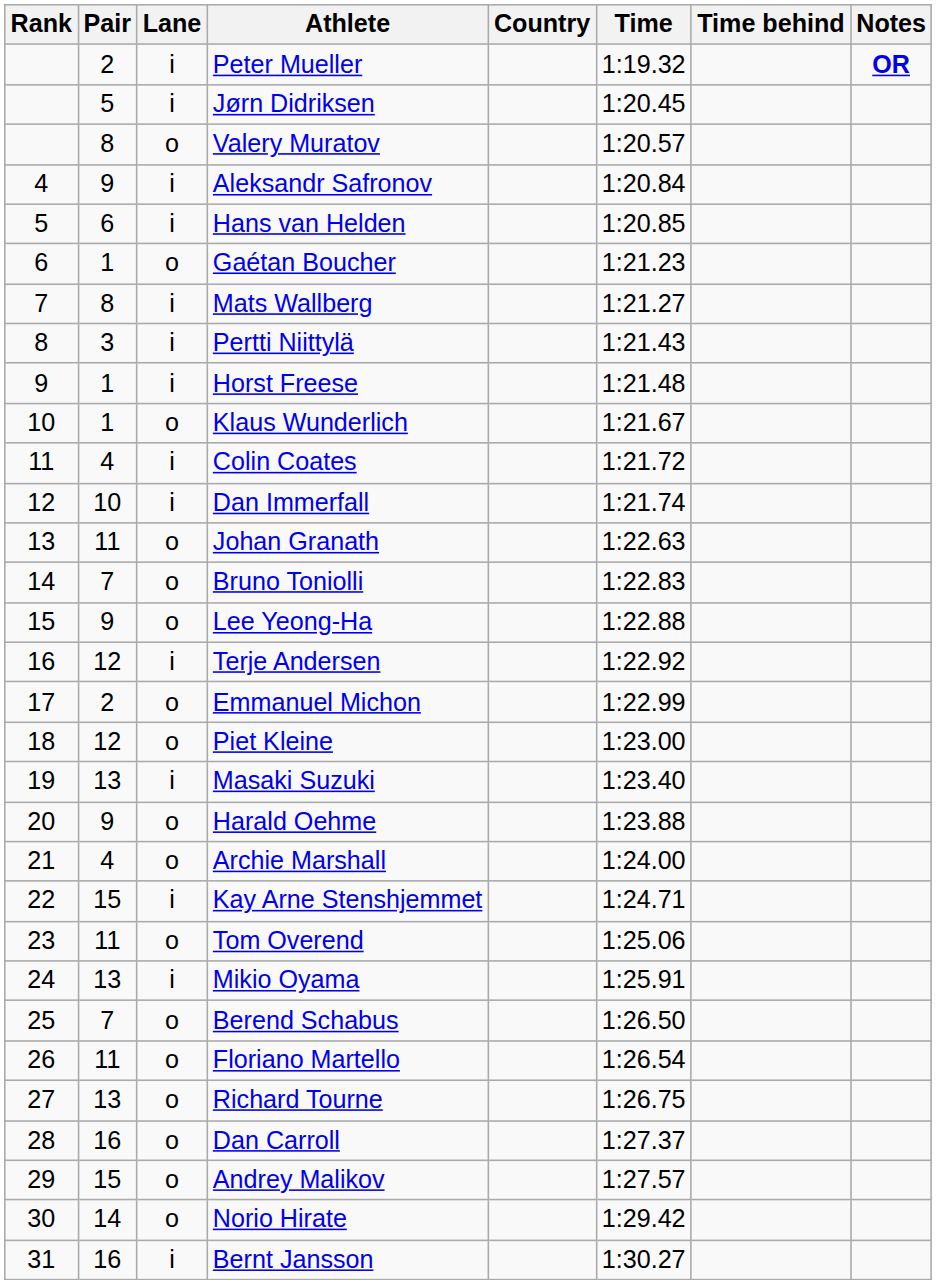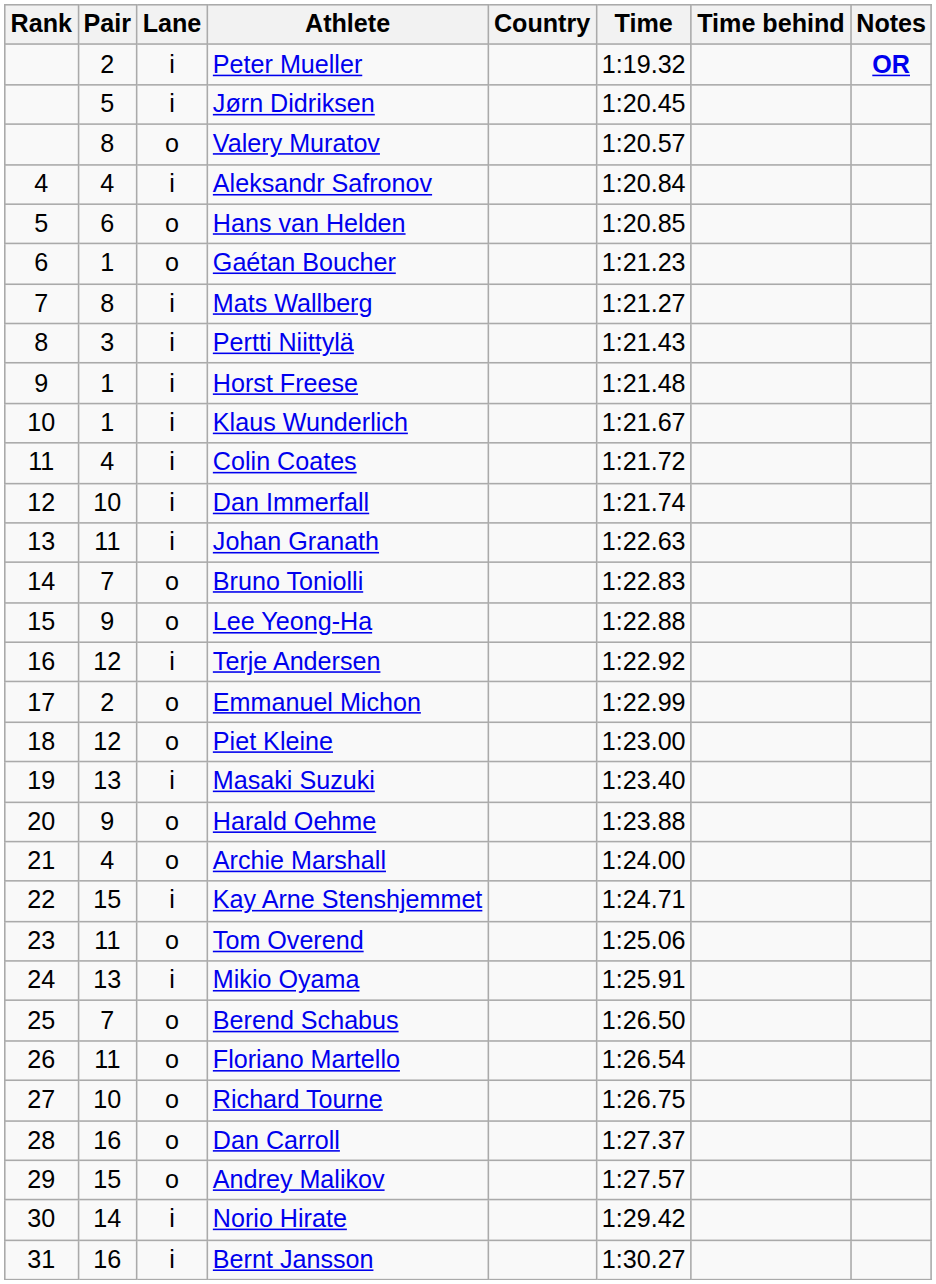(107, 183) 9 -> (107, 183) 4
(172, 223) i -> (172, 223) o
(172, 422) o -> (172, 422) i
(172, 542) o -> (172, 542) i
(107, 1100) 13 -> (107, 1100) 10
(172, 1219) o -> (172, 1219) i
